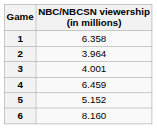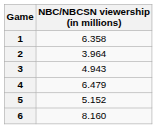(94, 69) 4.001 -> (94, 69) 4.943
(94, 85) 6.459 -> (94, 85) 6.479
